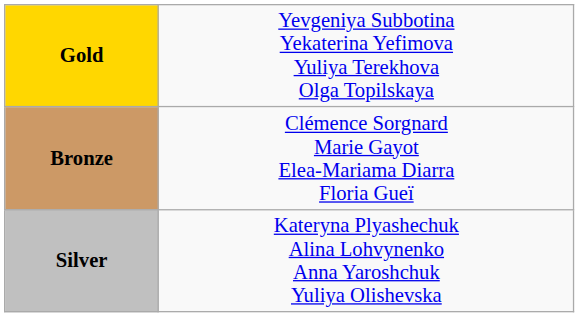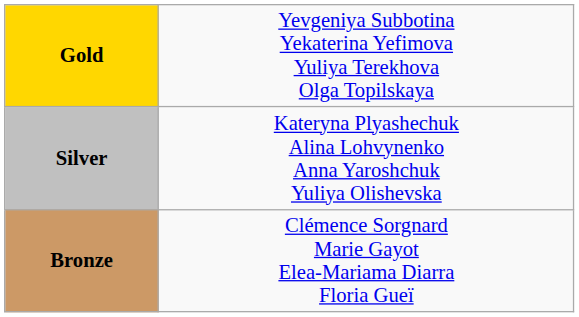rows swapped: (82, 260) <-> (82, 158)
